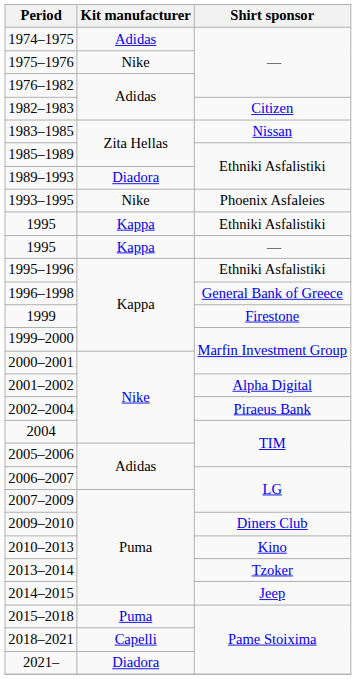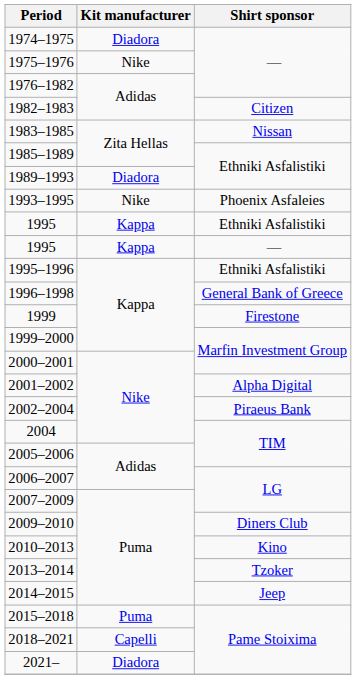(136, 39) Adidas -> (136, 39) Diadora
